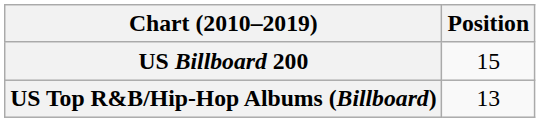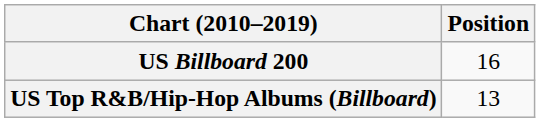(488, 60) 15 -> (488, 60) 16
